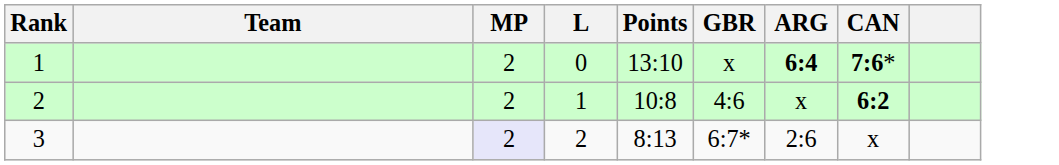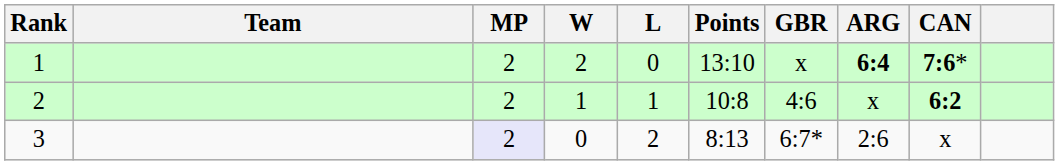+ column: (581, 23)
